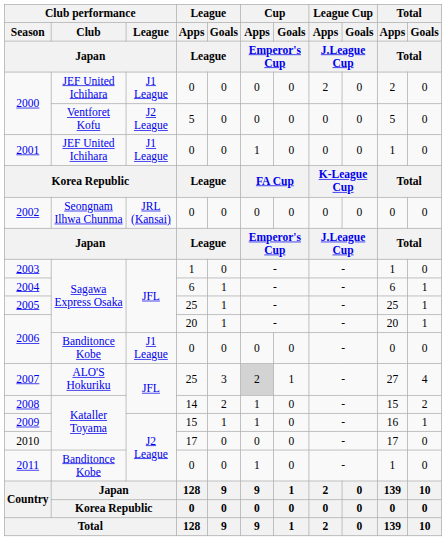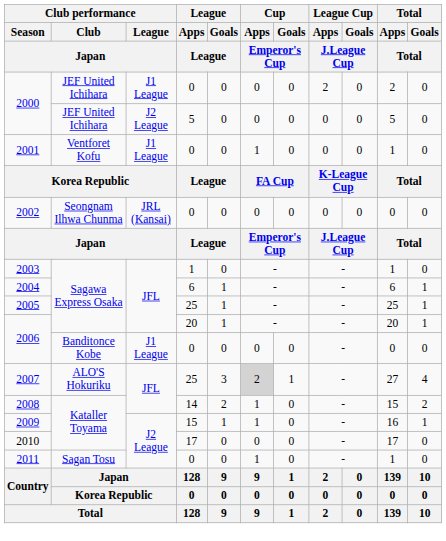(89, 119) Ventforet Kofu -> (89, 119) JEF United Ichihara
(89, 150) JEF United Ichihara -> (89, 150) Ventforet Kofu
(89, 465) Banditonce Kobe -> (89, 459) Sagan Tosu
